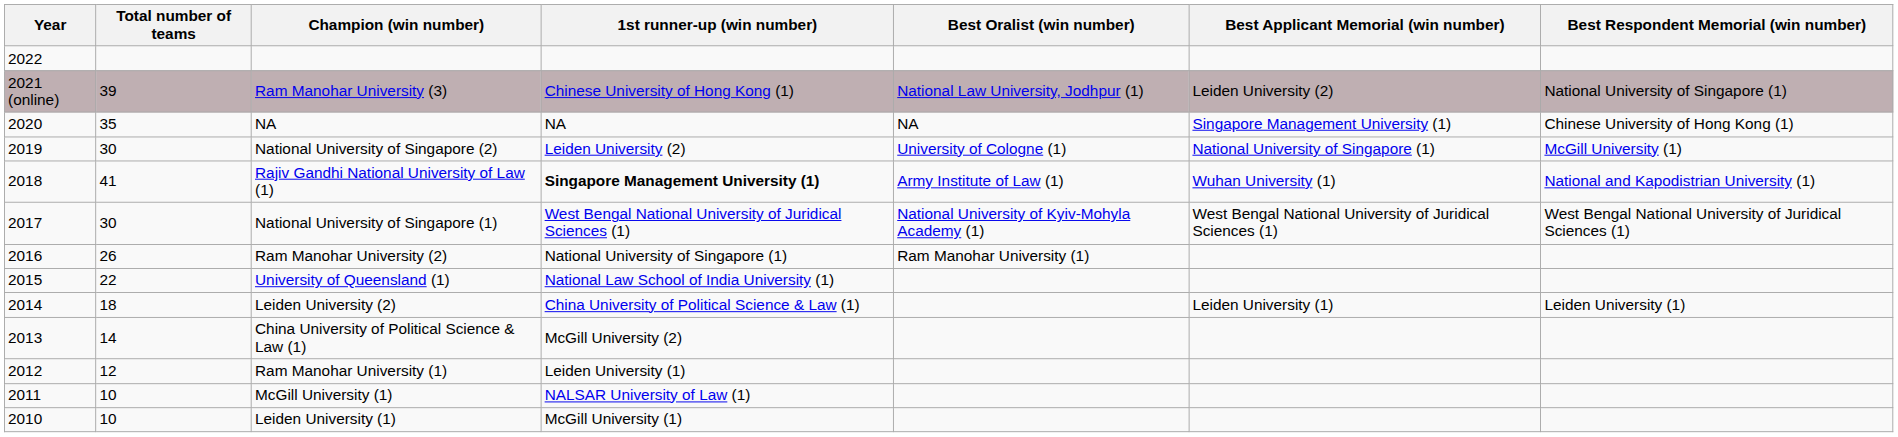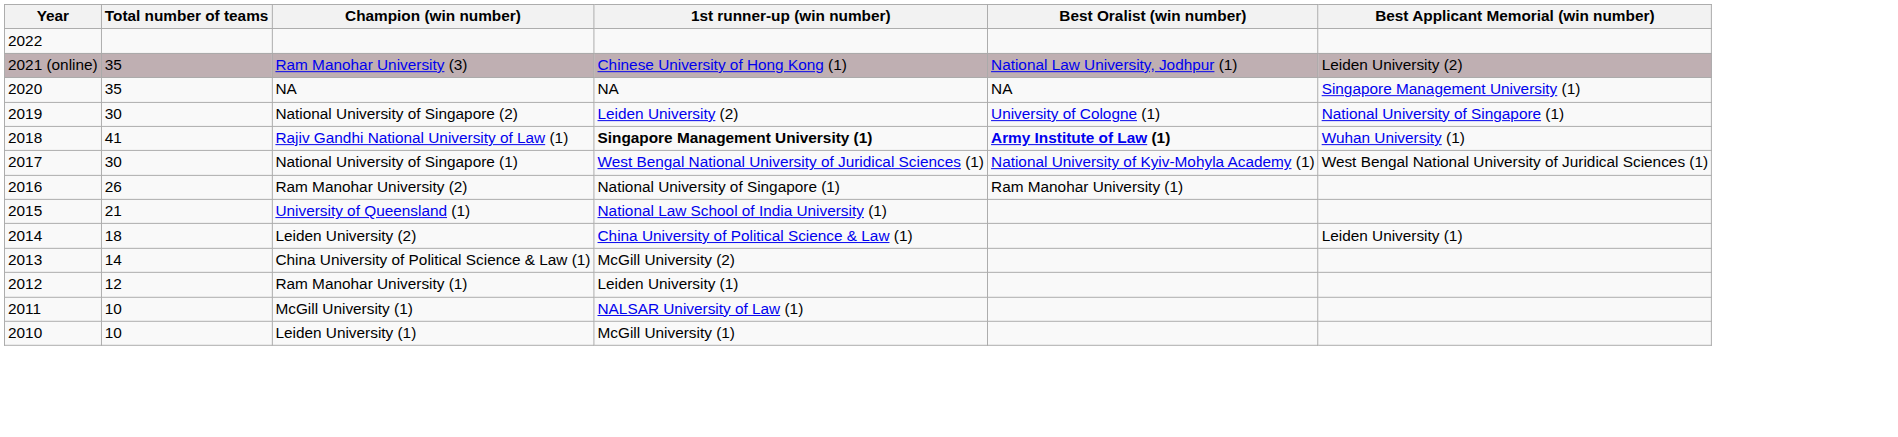- column: (1717, 25)
(108, 91) 39 -> (113, 65) 35
(980, 181) normal -> (1081, 138) bold
(108, 280) 22 -> (113, 211) 21
